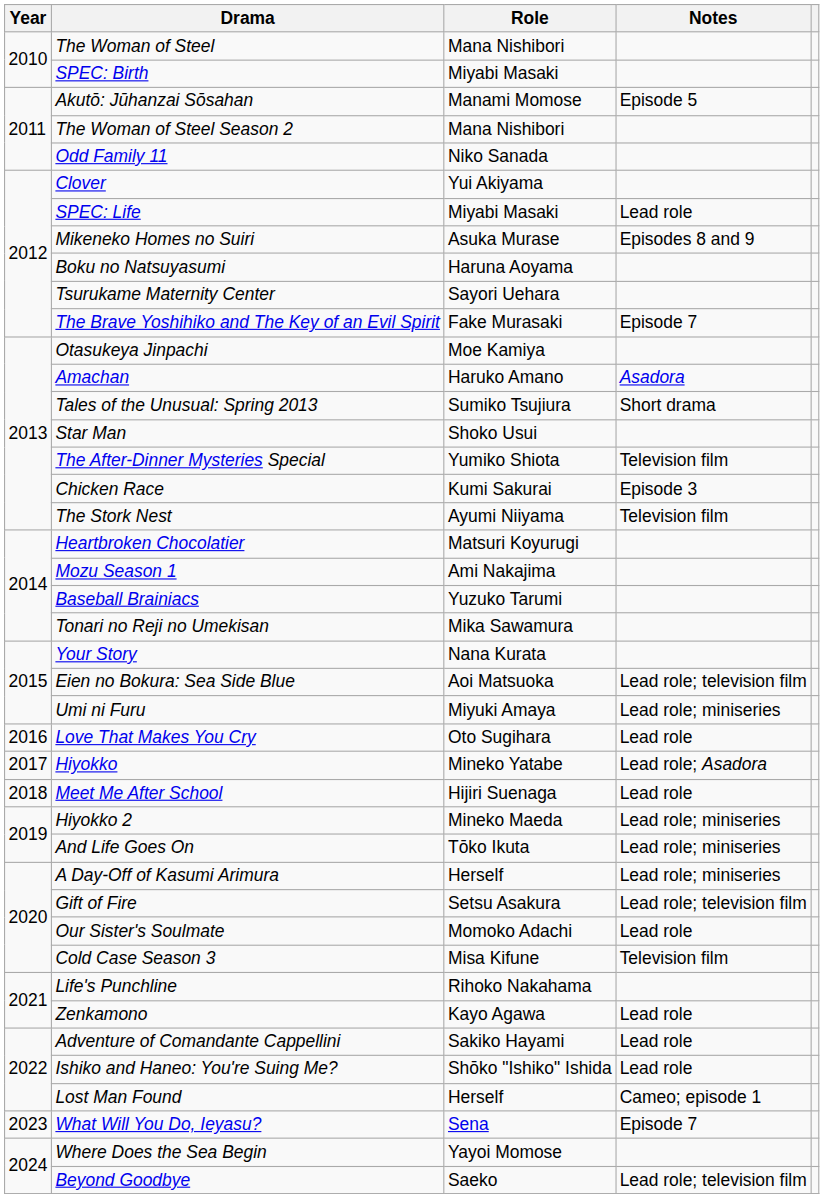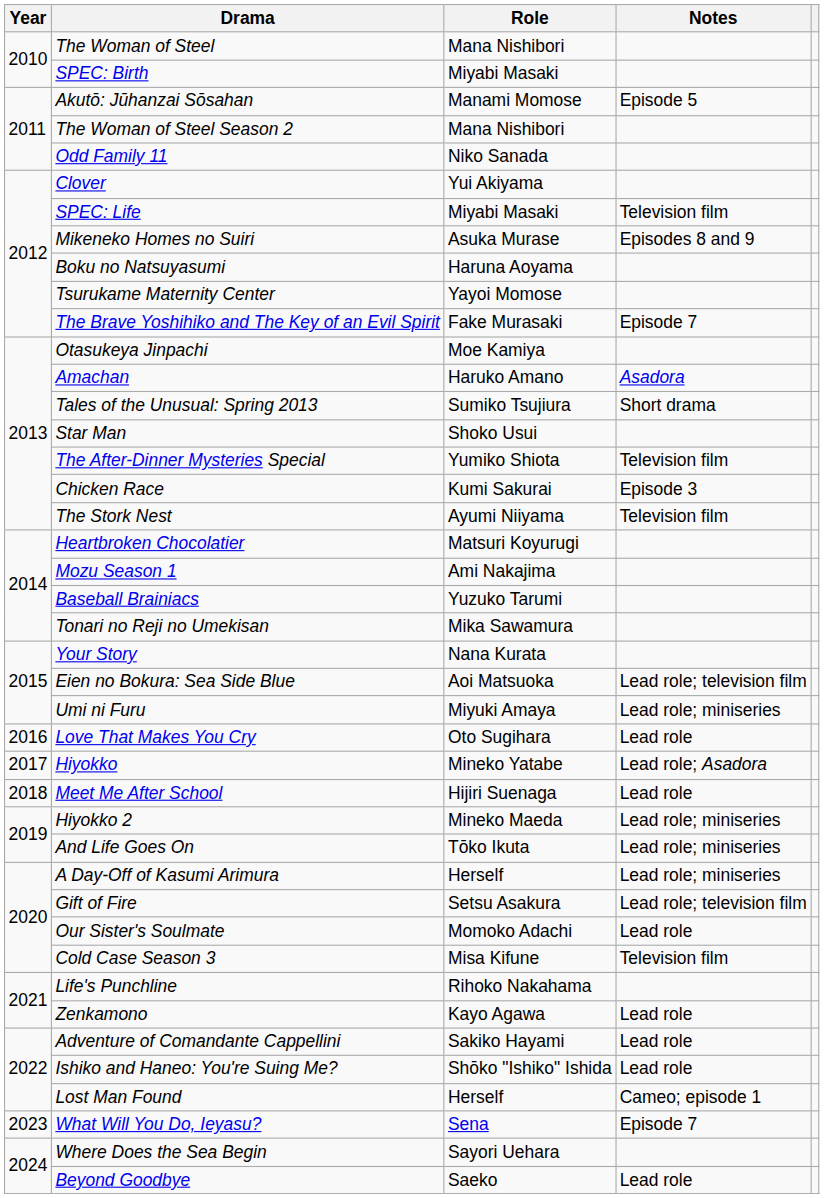(656, 211) Lead role -> (674, 211) Television film
(504, 294) Sayori Uehara -> (505, 294) Yayoi Momose
(505, 1152) Yayoi Momose -> (504, 1152) Sayori Uehara
(713, 1179) Lead role; television film -> (656, 1179) Lead role
